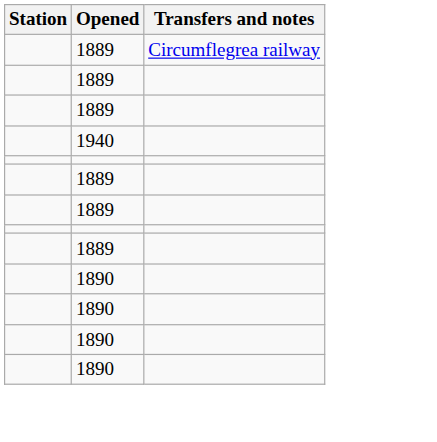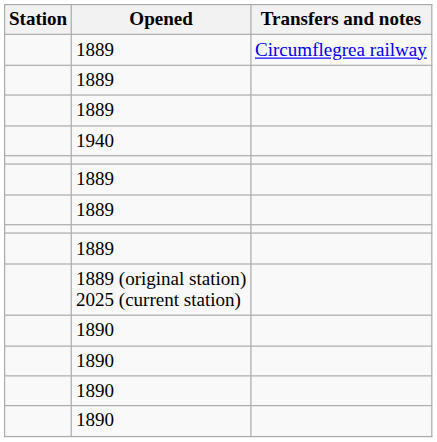+ row: (161, 289)
